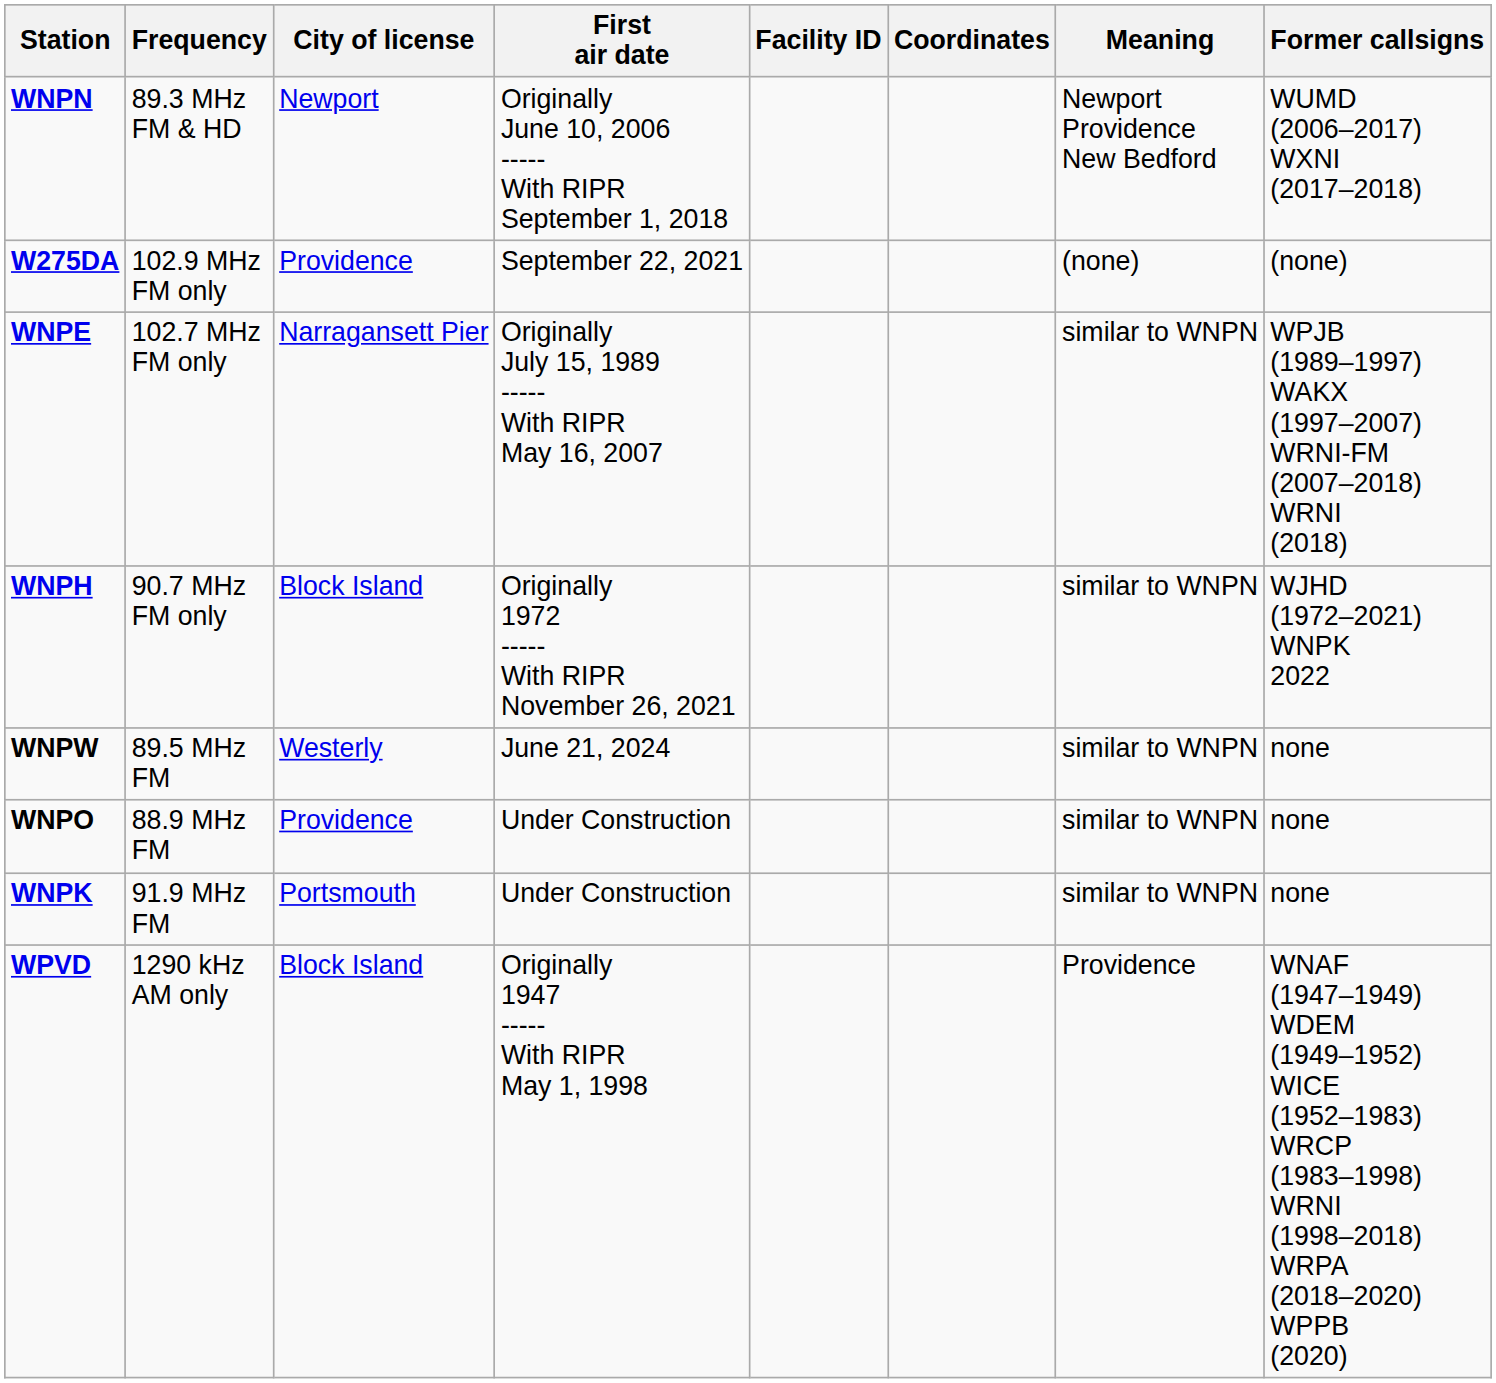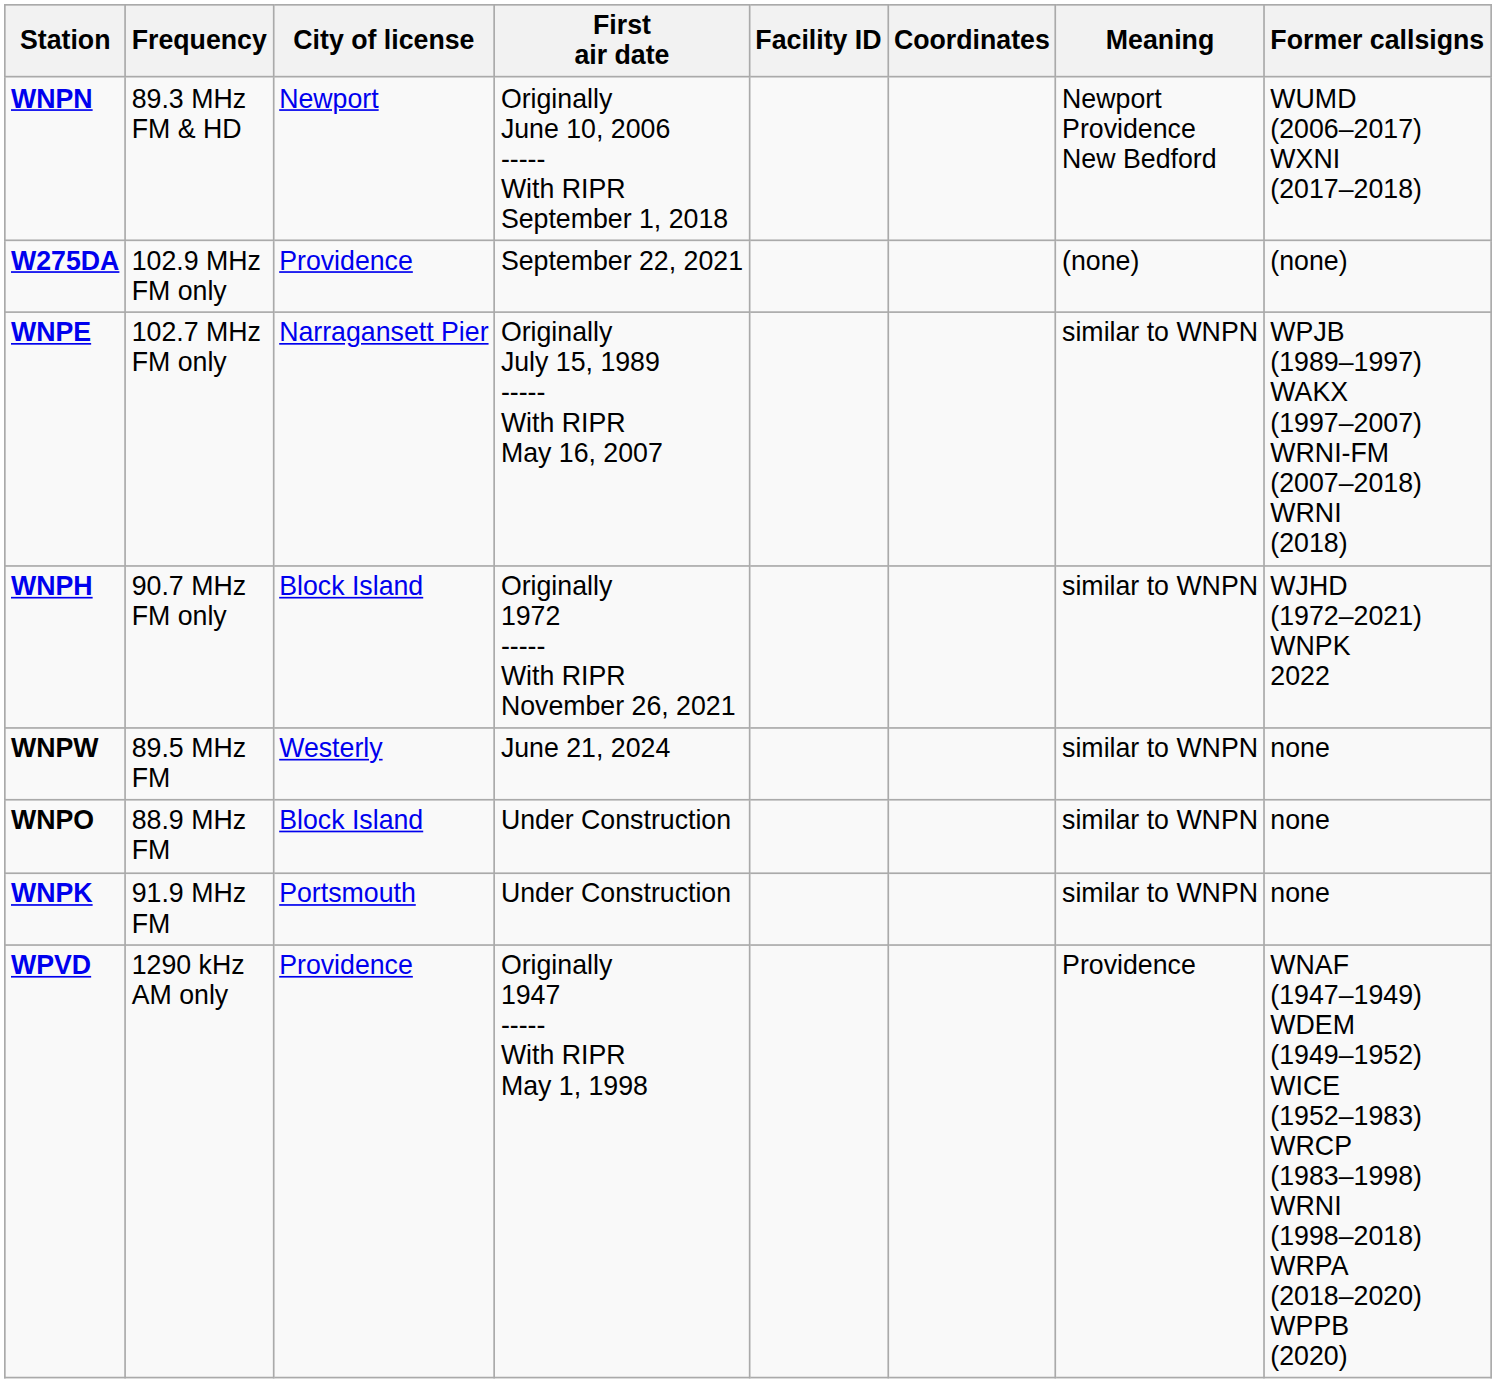(346, 821) Providence -> (351, 821) Block Island
(351, 965) Block Island -> (346, 965) Providence
